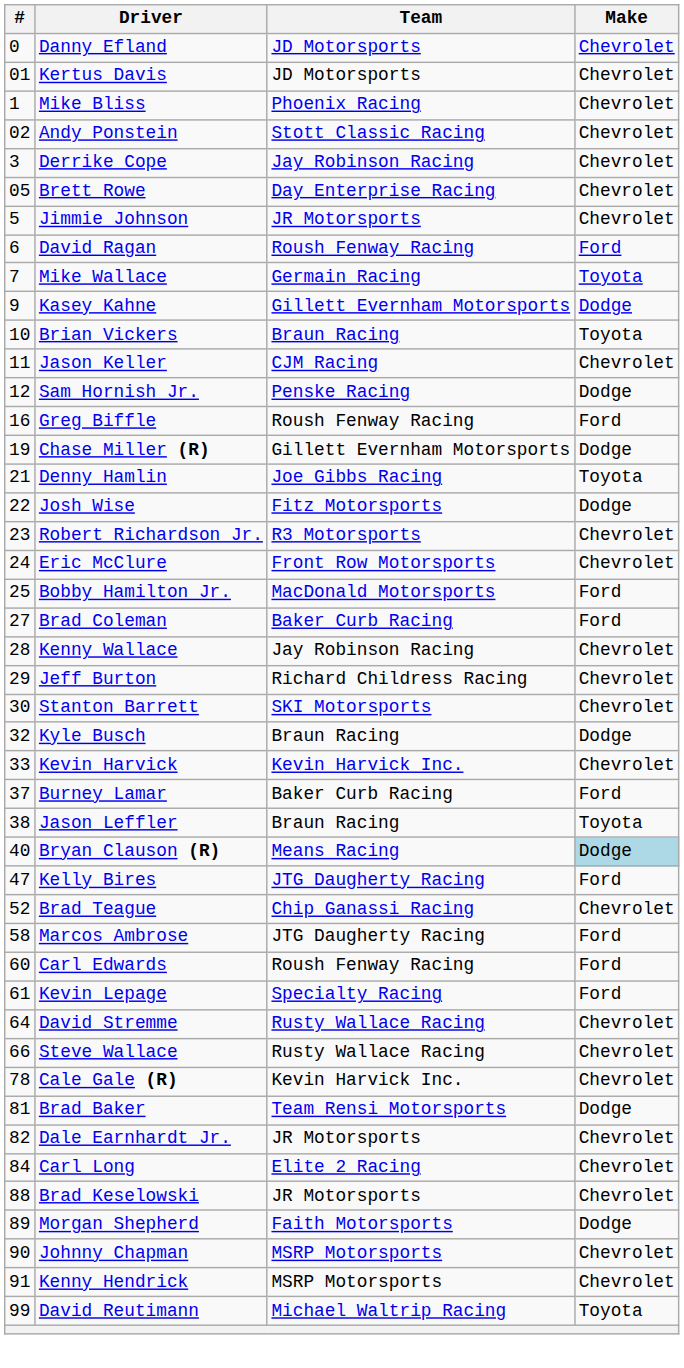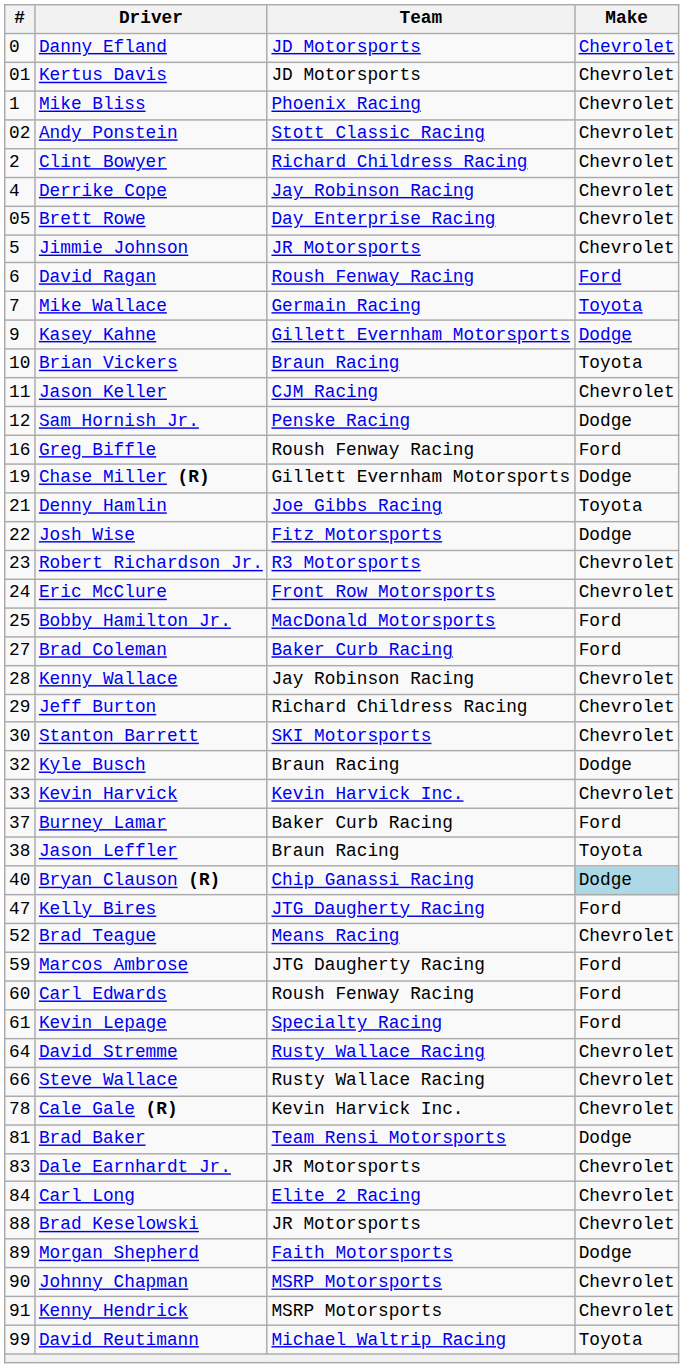+ row: (103, 163)
(14, 163) 3 -> (14, 192) 4
(335, 852) Means Racing -> (373, 881) Chip Ganassi Racing
(373, 909) Chip Ganassi Racing -> (335, 938) Means Racing
(20, 938) 58 -> (20, 967) 59
(20, 1139) 82 -> (20, 1168) 83
